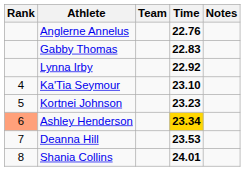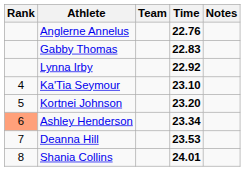(186, 103) 23.23 -> (186, 103) 23.20
(186, 121) gold background -> (186, 121) no background
